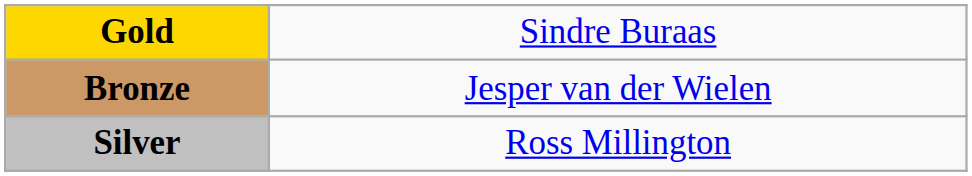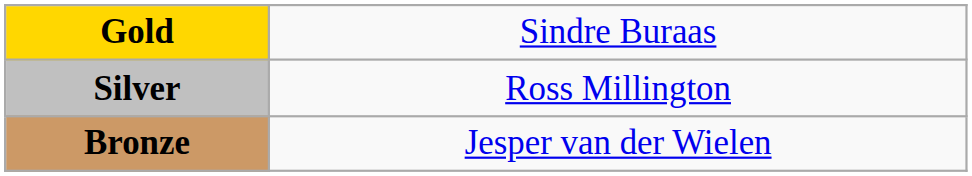rows swapped: (137, 142) <-> (137, 87)
